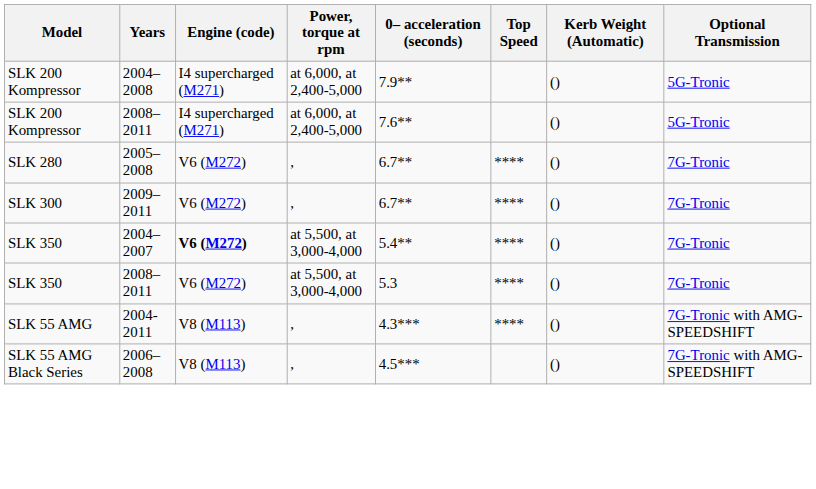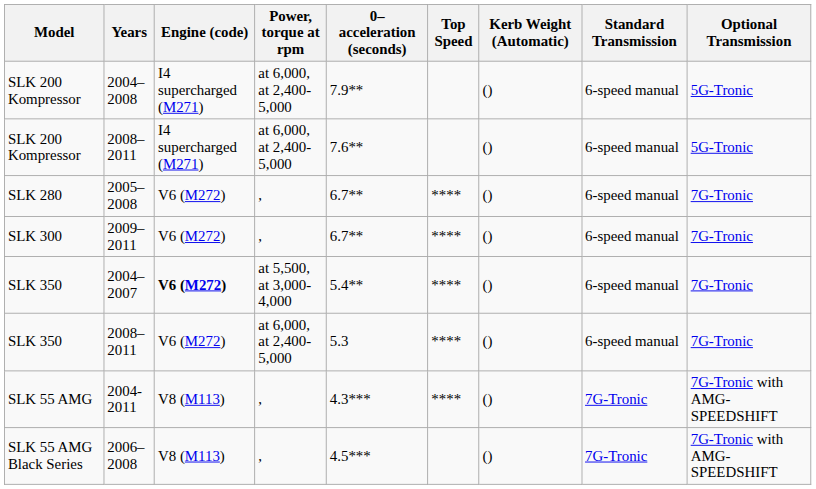+ column: (634, 33)
(326, 283) at 5,500, at 3,000-4,000 -> (285, 342) at 6,000, at 2,400-5,000
